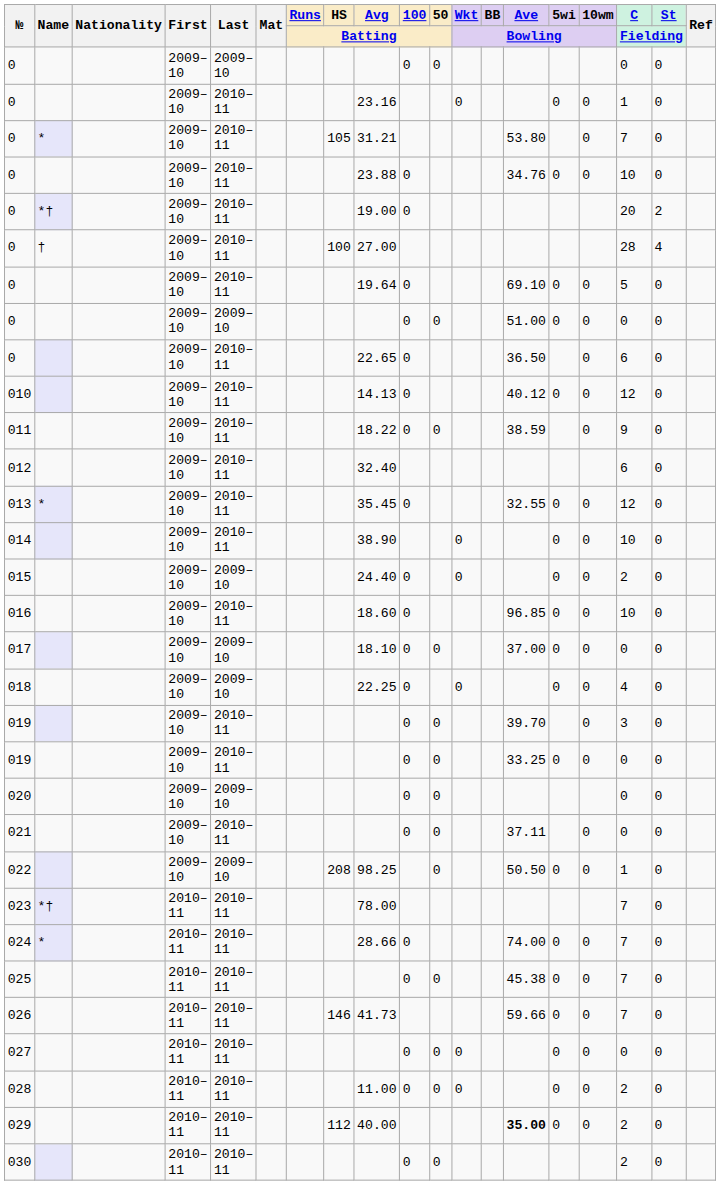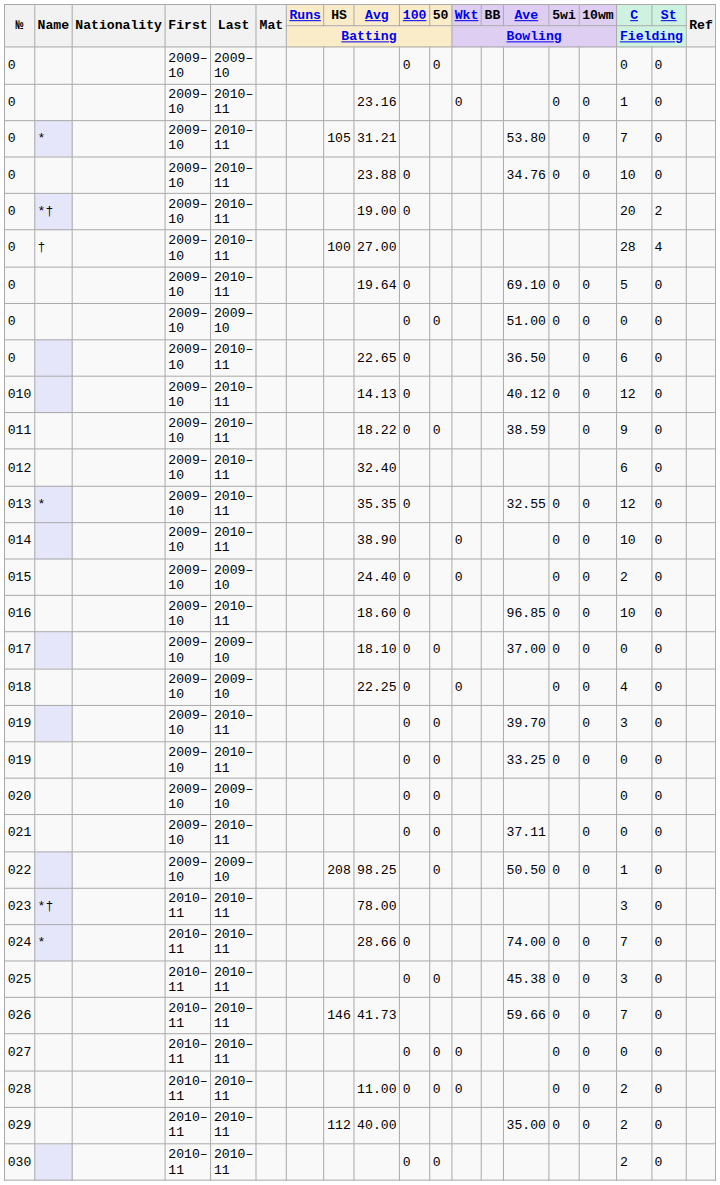(377, 504) 35.45 -> (377, 504) 35.35
(624, 906) 7 -> (624, 906) 3
(624, 979) 7 -> (624, 979) 3
(526, 1126) bold -> (526, 1126) normal
